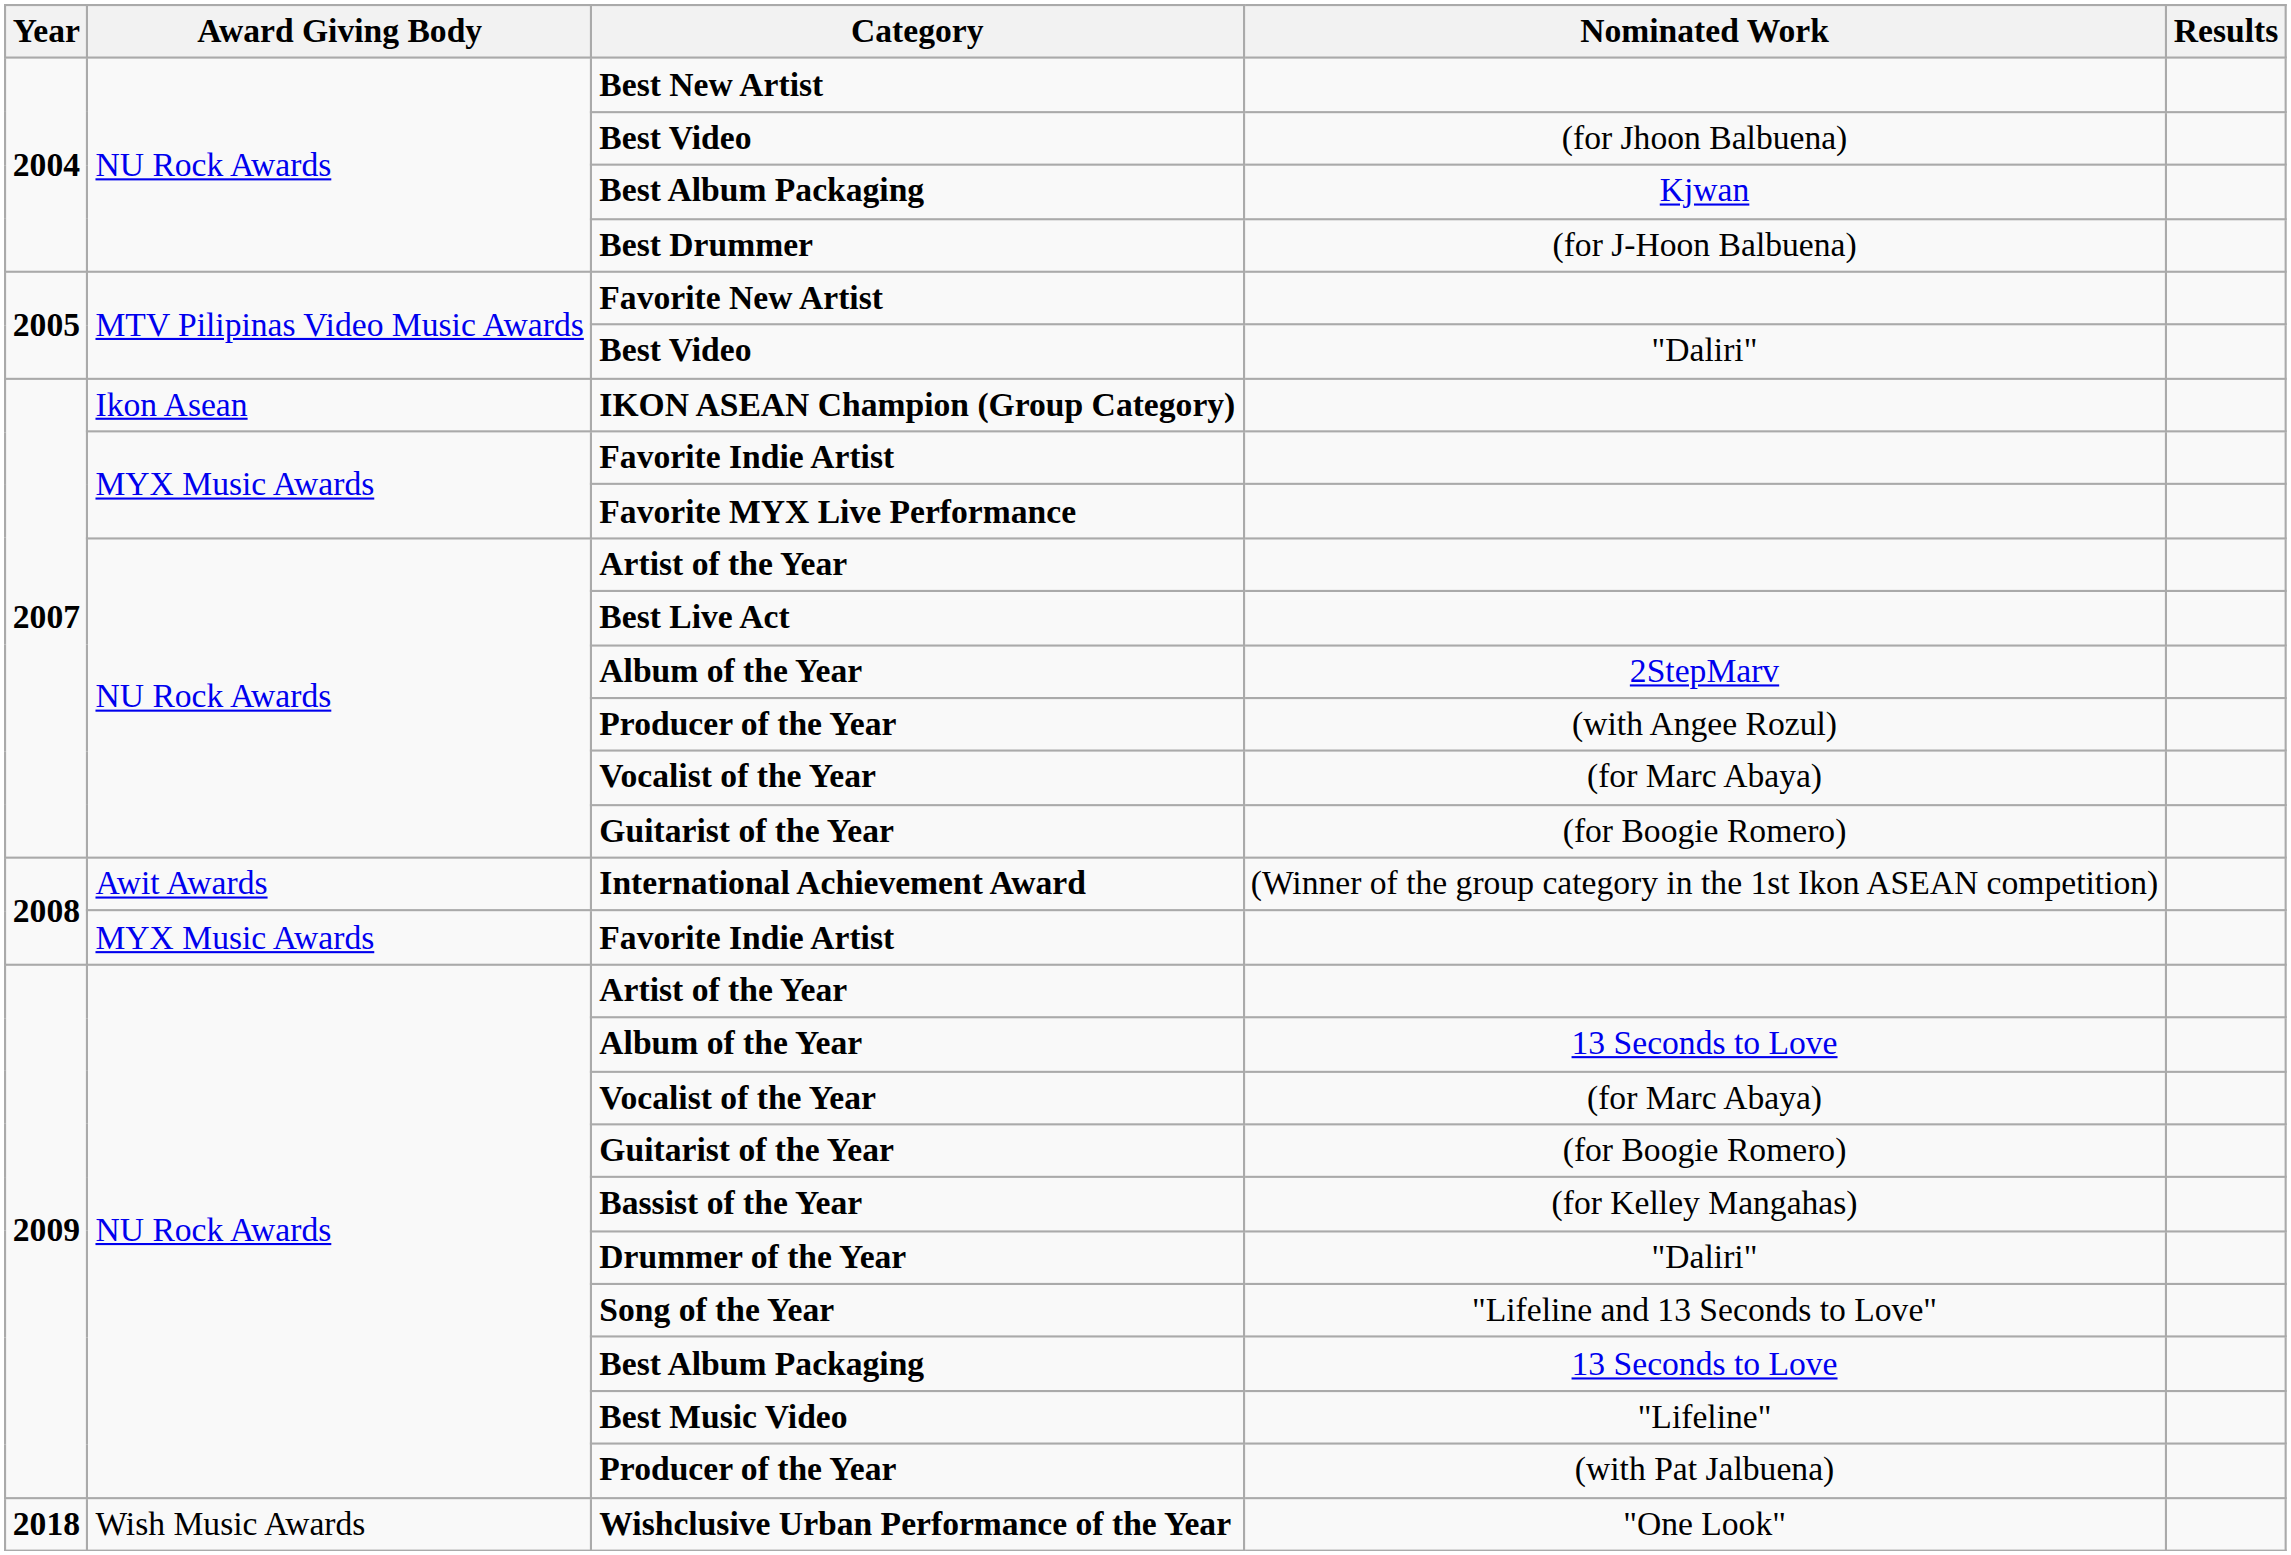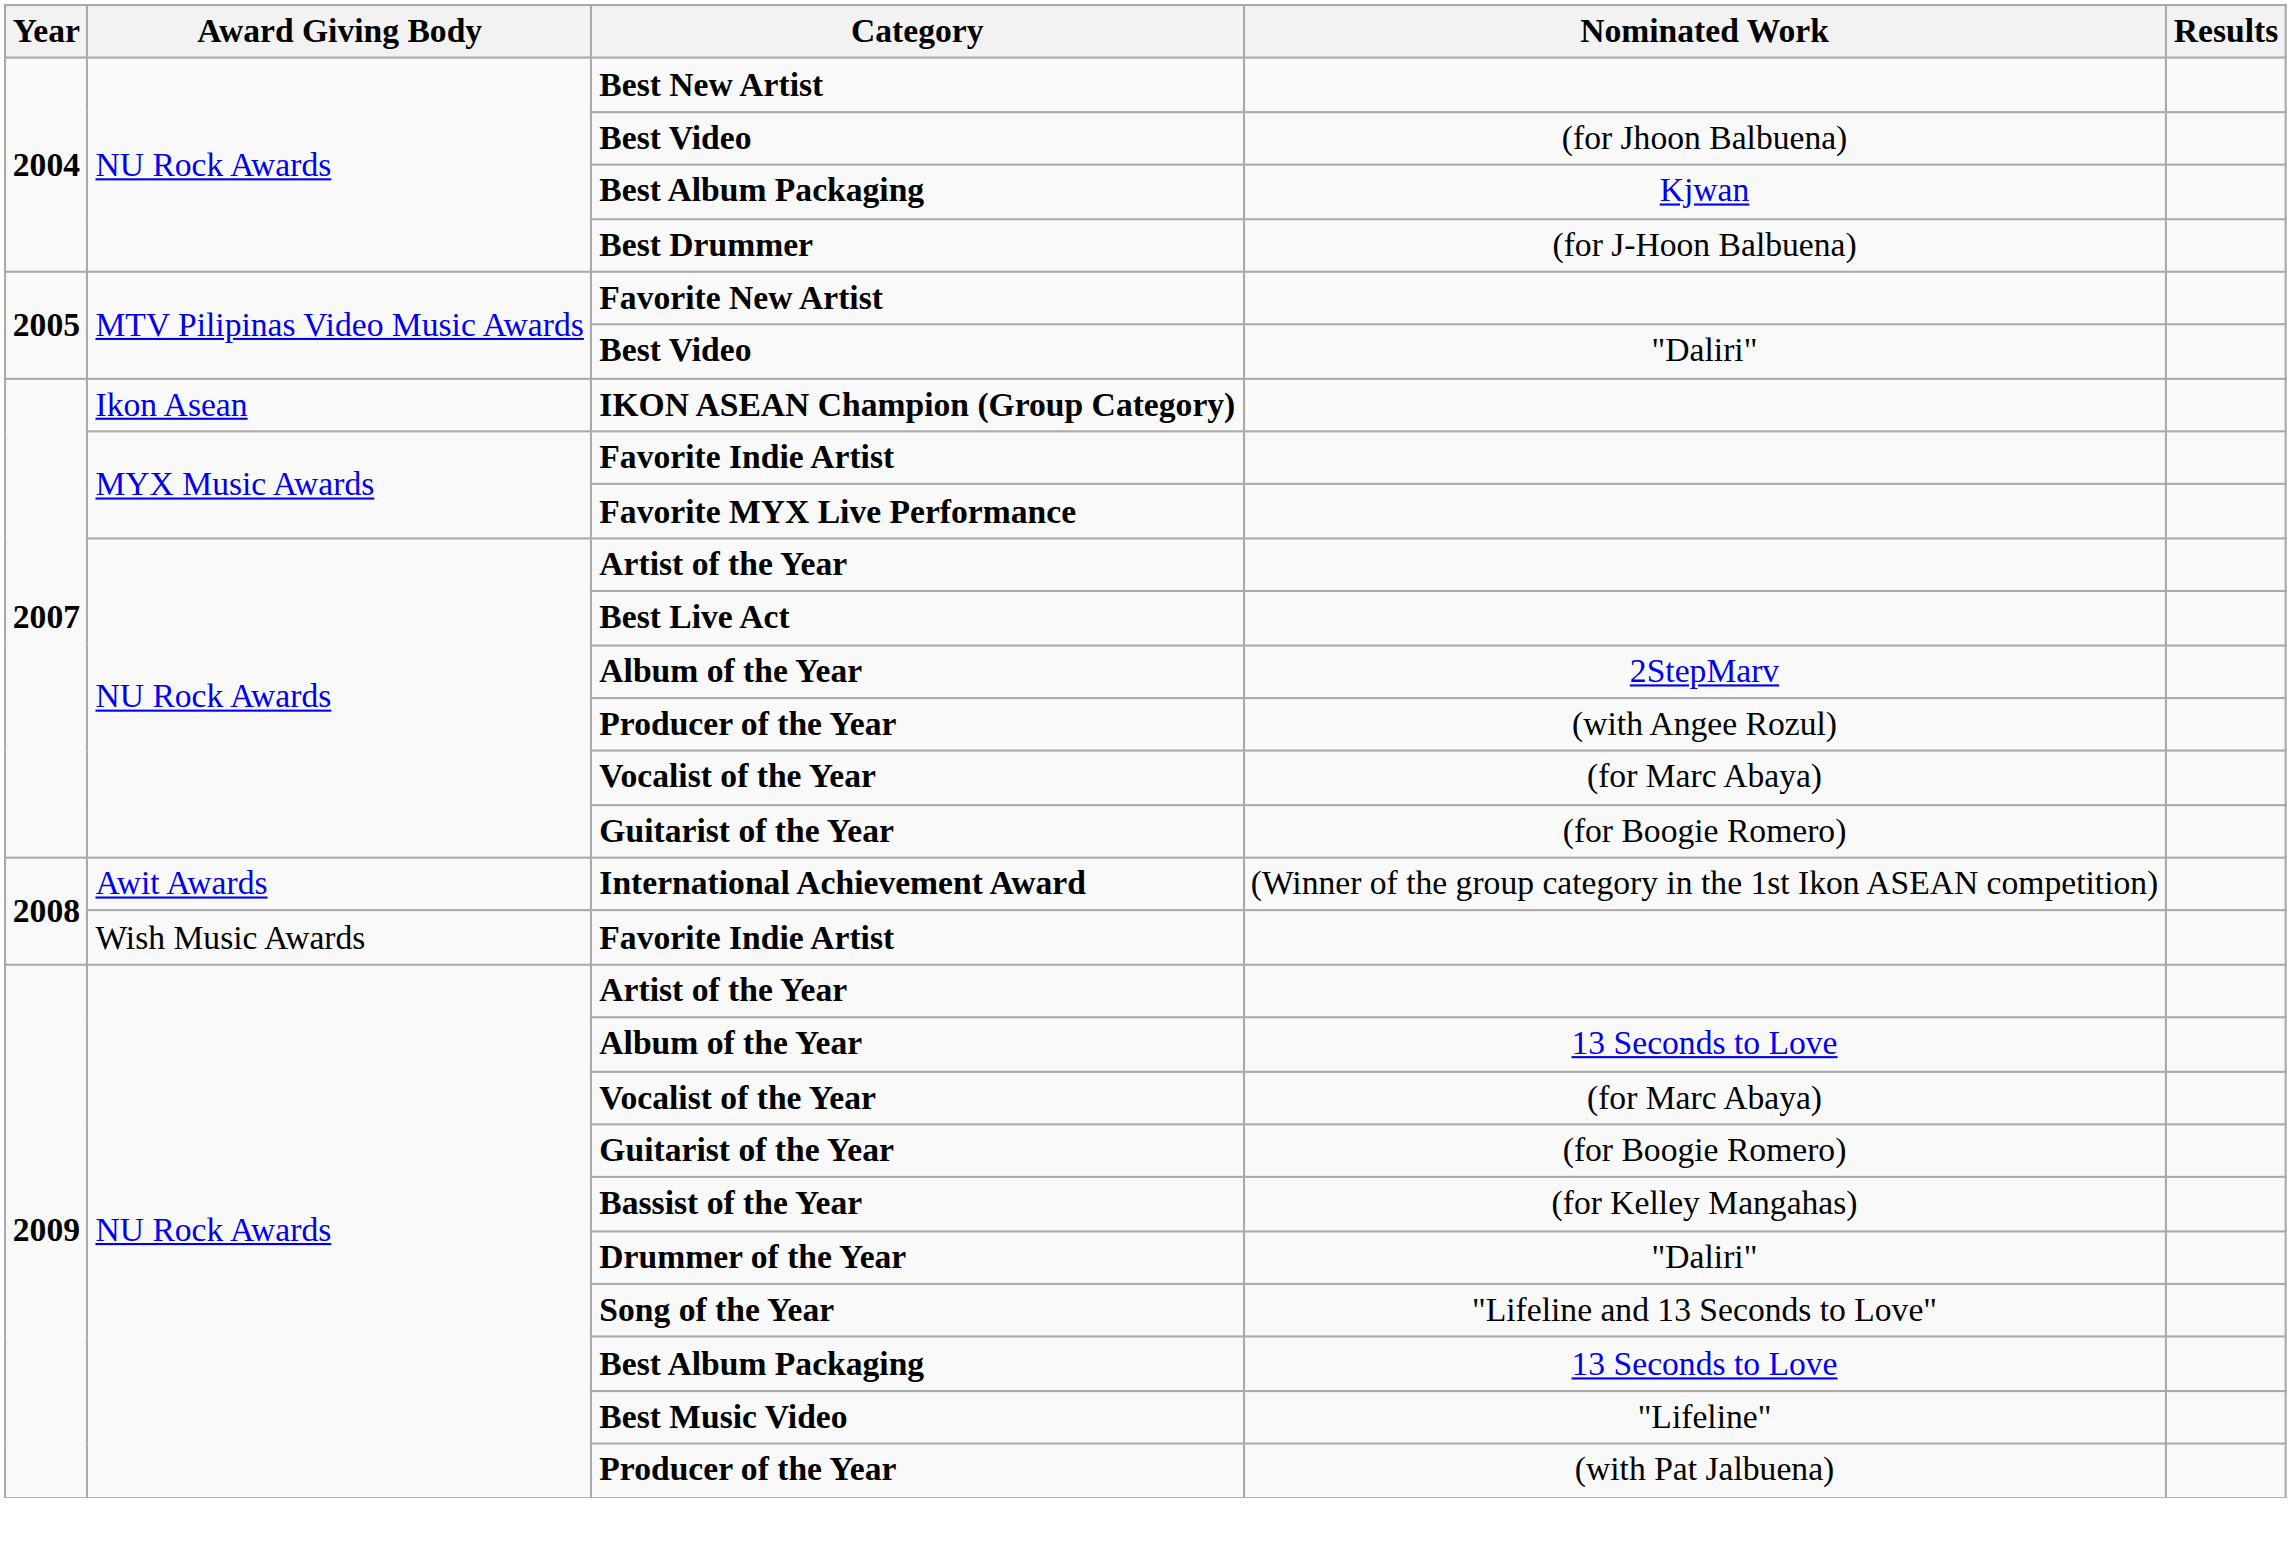(235, 937) MYX Music Awards -> (230, 937) Wish Music Awards
- row: (46, 1523)
